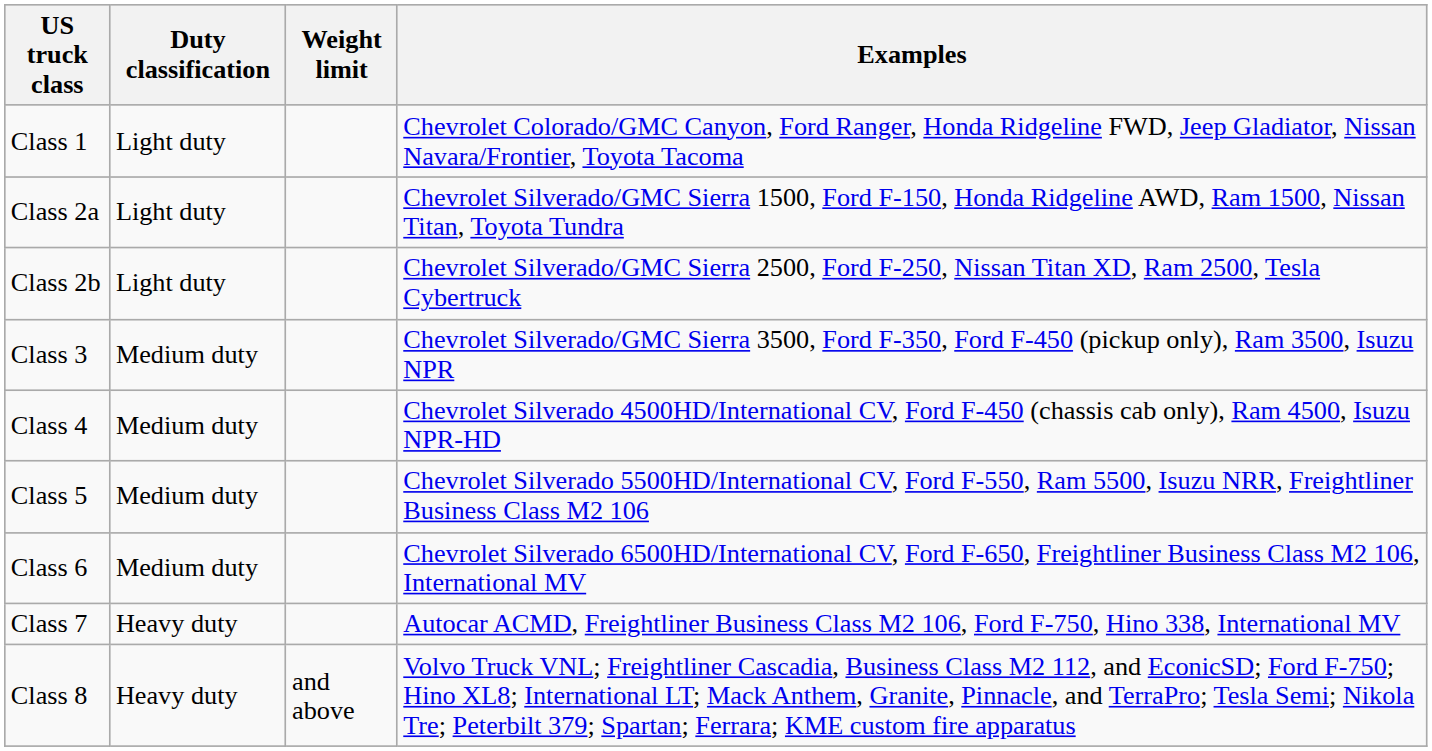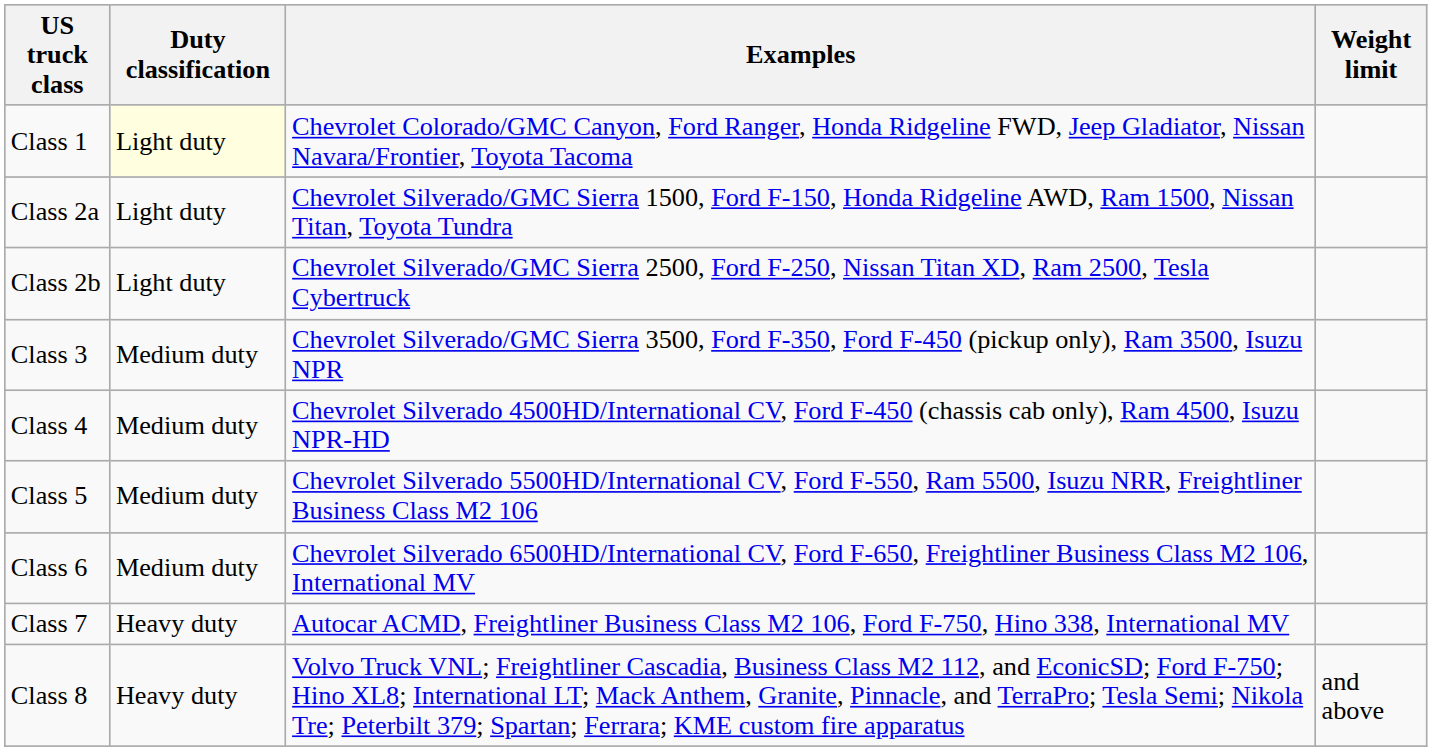columns swapped: (342, 54) <-> (912, 54)
(171, 140) no background -> (171, 140) lightyellow background
